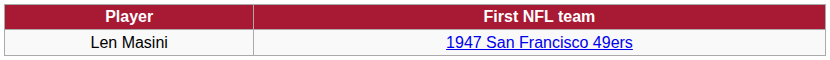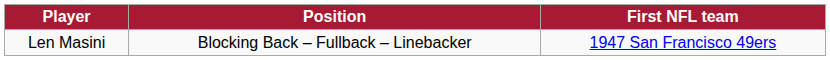+ column: (335, 17)
